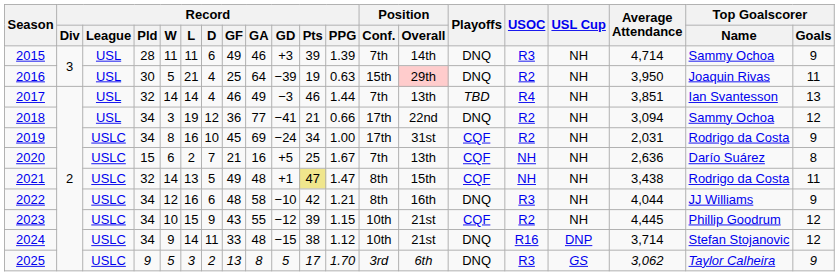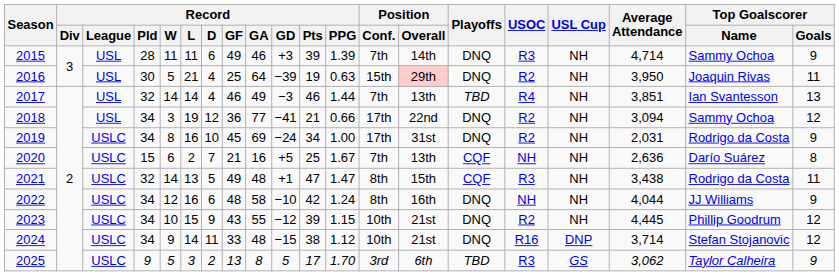(477, 138) CQF -> (477, 138) DNQ
(313, 179) khaki background -> (313, 179) no background
(527, 179) NH -> (527, 179) R3
(343, 199) 1.21 -> (343, 199) 1.24
(527, 199) R3 -> (527, 199) NH
(477, 220) CQF -> (477, 220) DNQ
(477, 261) DNQ -> (477, 261) TBD
